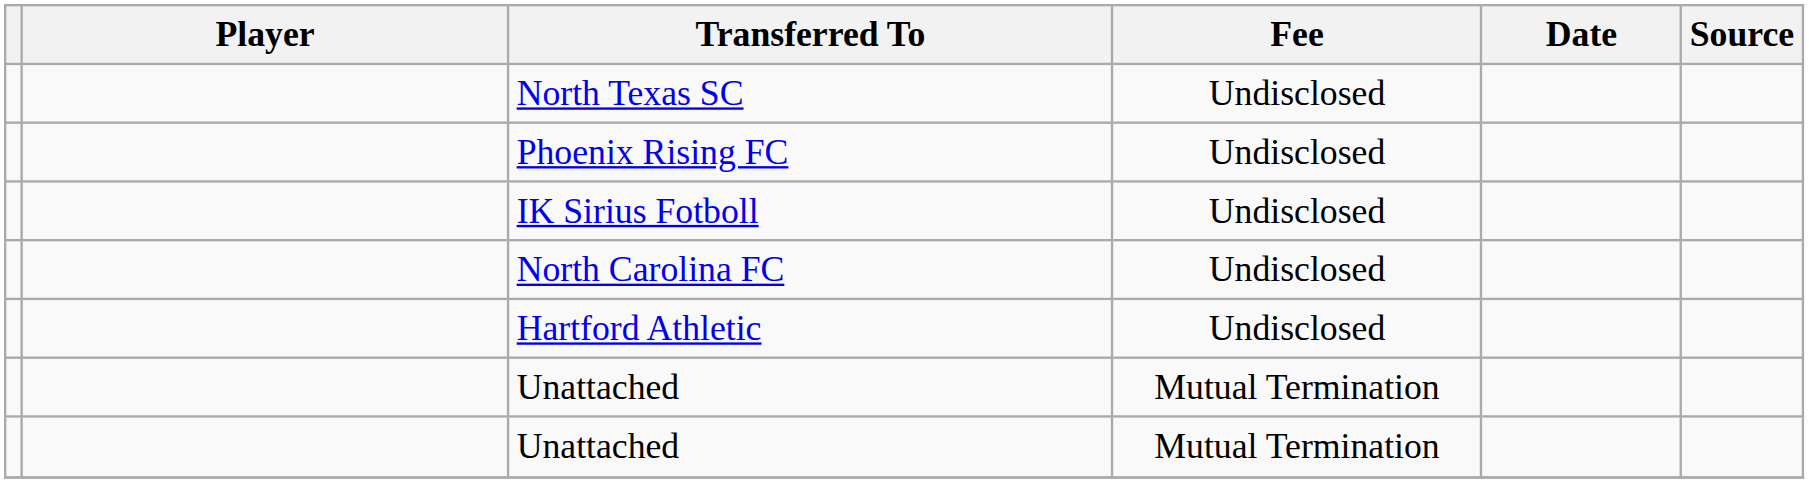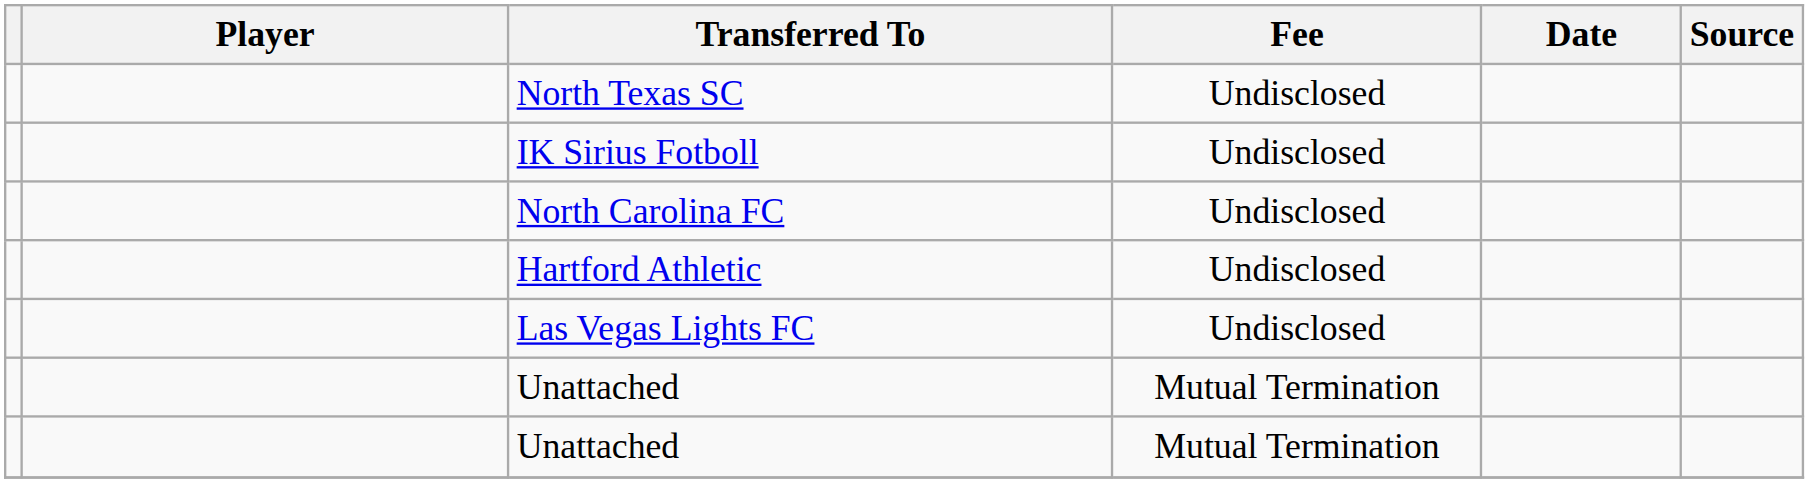- row: (653, 151)
+ row: (666, 328)
